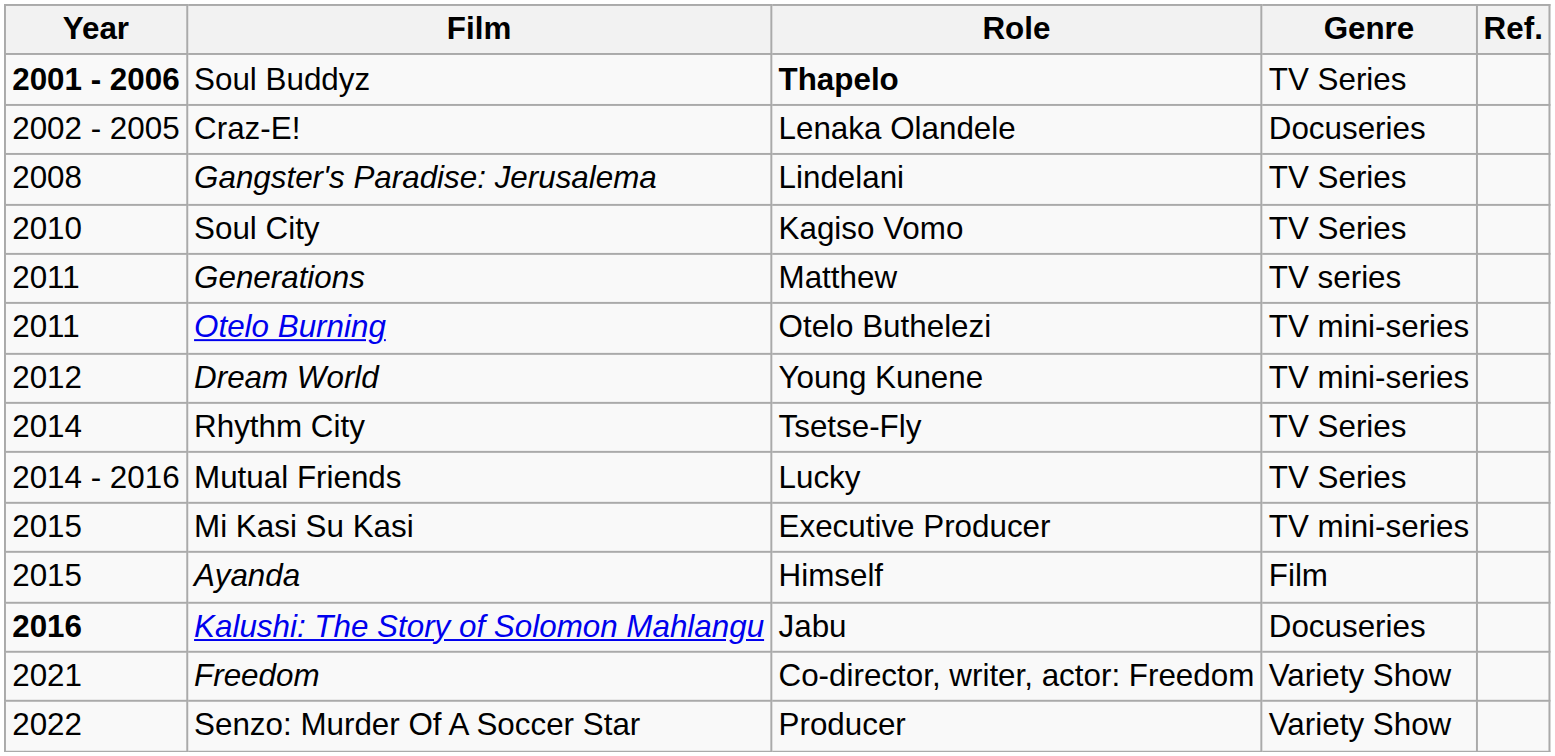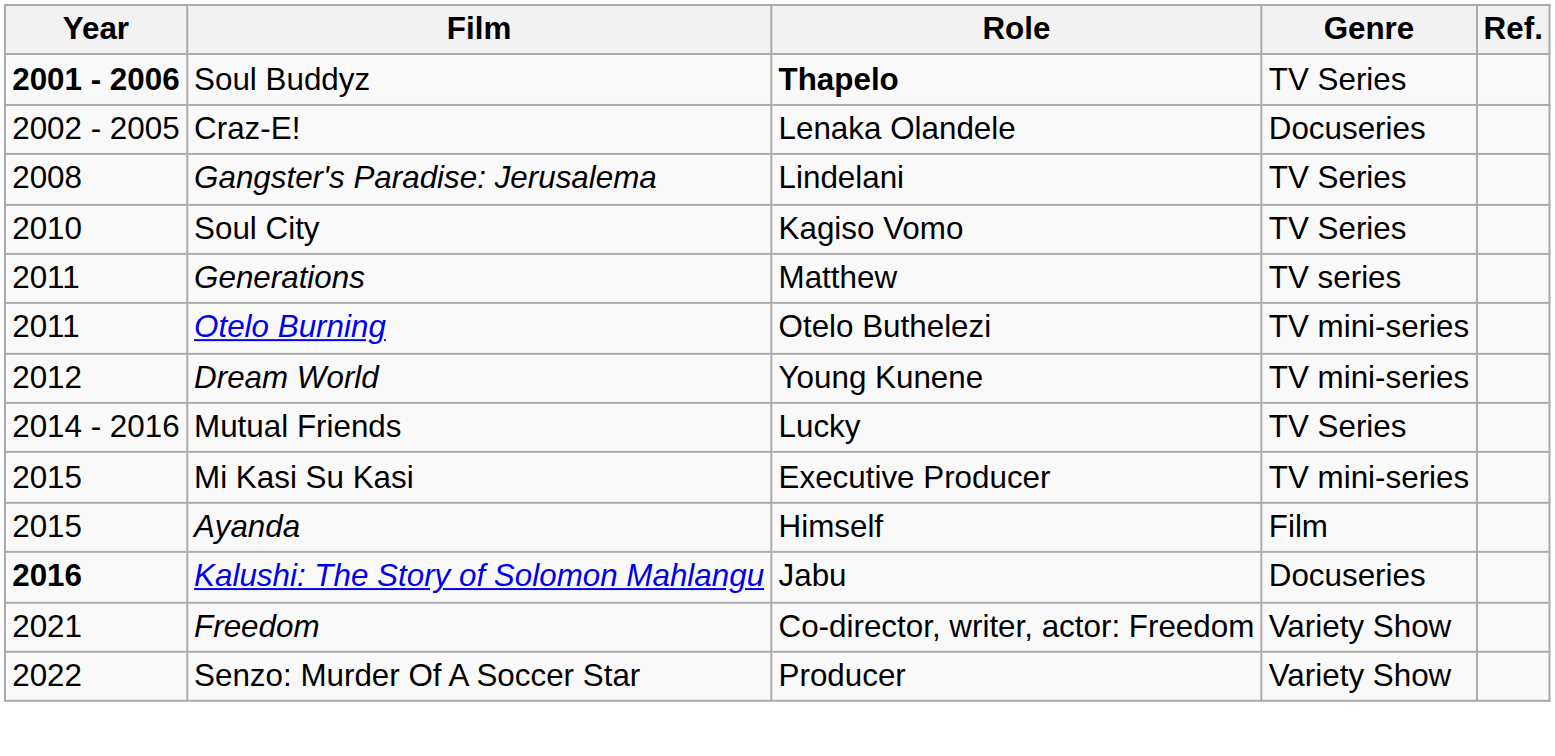- row: (279, 427)
